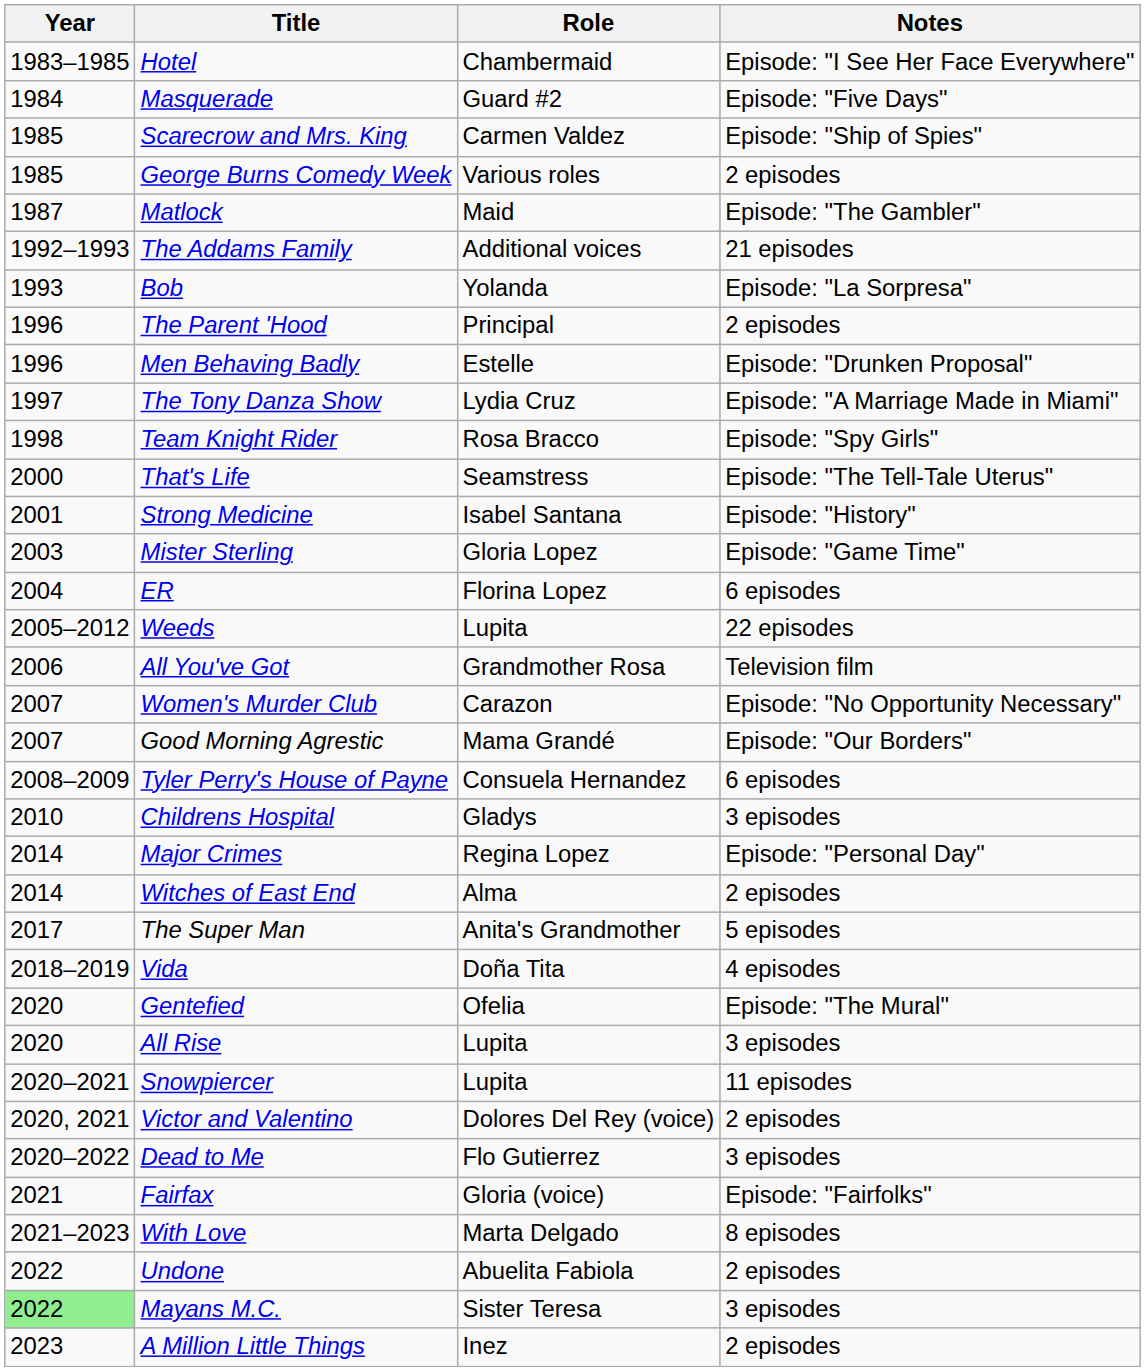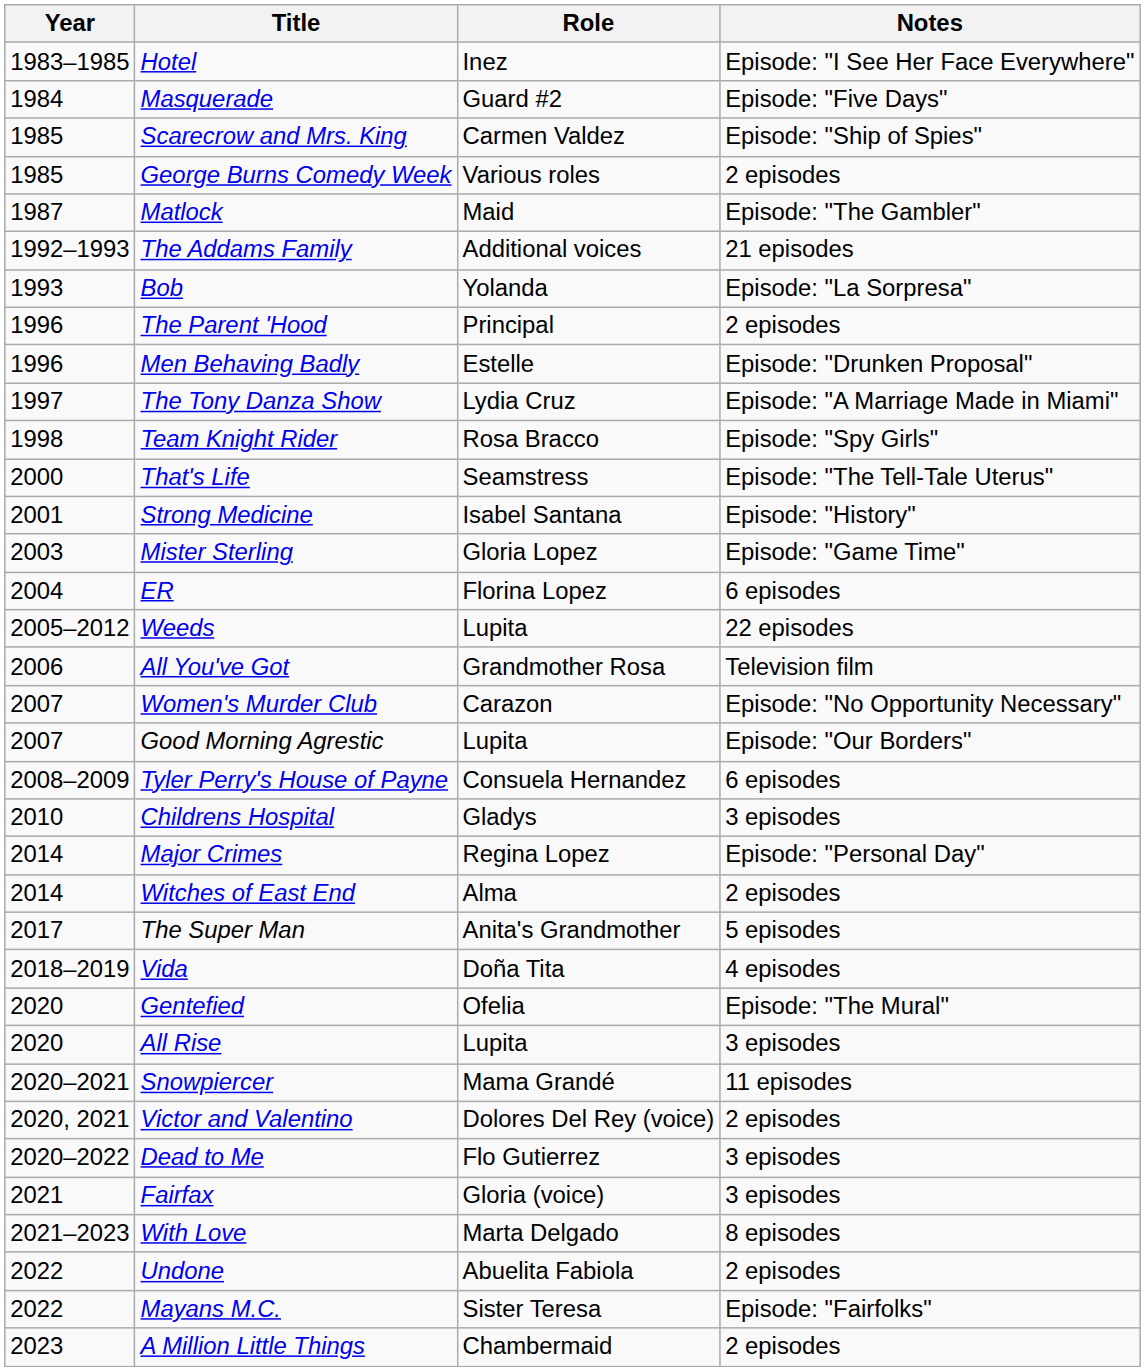(537, 61) Chambermaid -> (485, 61) Inez
(539, 741) Mama Grandé -> (495, 741) Lupita
(495, 1082) Lupita -> (539, 1082) Mama Grandé
(828, 1195) Episode: "Fairfolks" -> (783, 1195) 3 episodes
(37, 1308) lightgreen background -> (37, 1308) no background
(783, 1308) 3 episodes -> (828, 1308) Episode: "Fairfolks"
(485, 1346) Inez -> (537, 1346) Chambermaid
